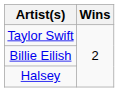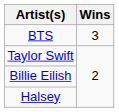+ row: (41, 35)
